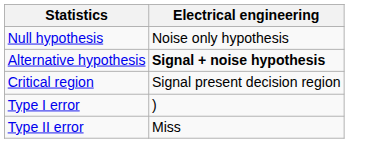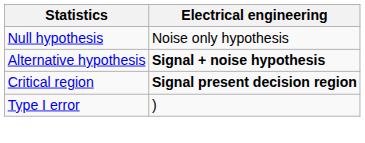(246, 82) normal -> (254, 82) bold
- row: (46, 127)
